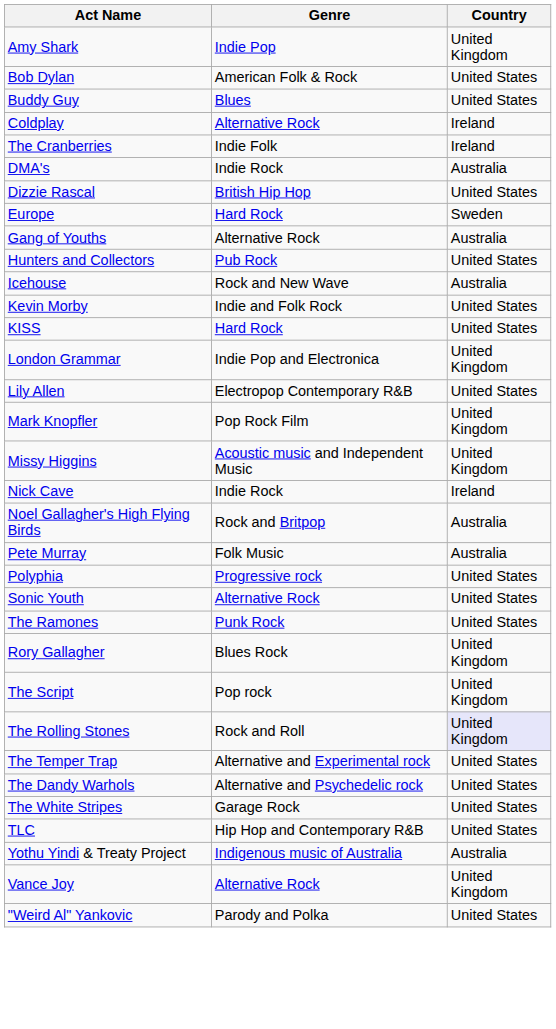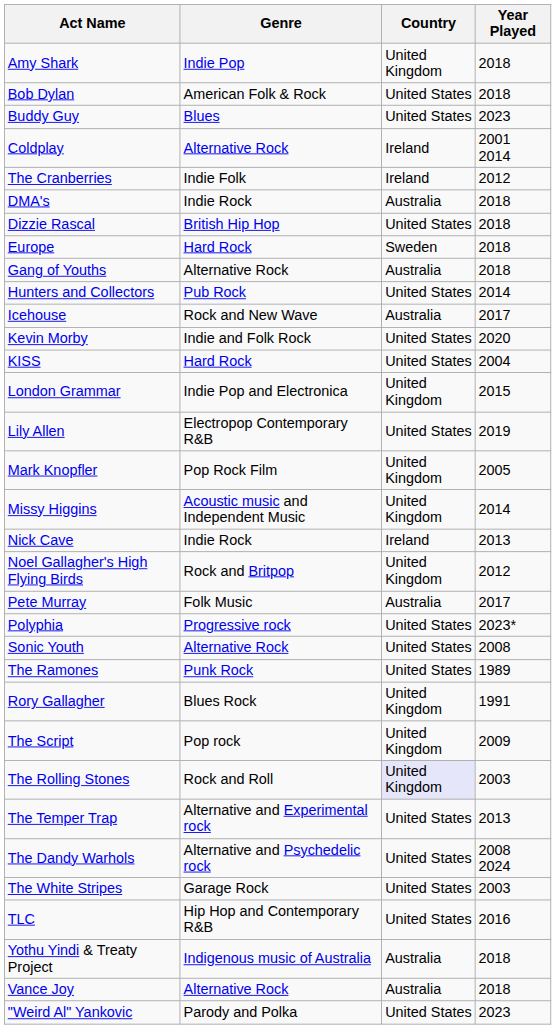+ column: (513, 24)
(479, 522) Australia -> (414, 571) United Kingdom
(479, 884) United Kingdom -> (413, 989) Australia
